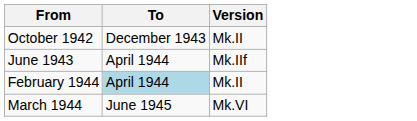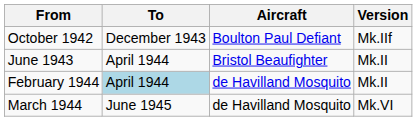+ column: (282, 15)
(228, 37) Mk.II -> (375, 37) Mk.IIf
(230, 60) Mk.IIf -> (373, 60) Mk.II
